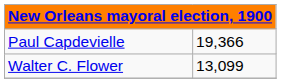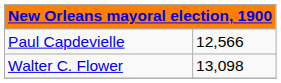(220, 41) 19,366 -> (220, 41) 12,566
(220, 66) 13,099 -> (220, 66) 13,098
